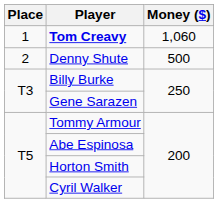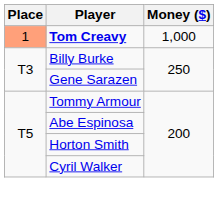(25, 36) no background -> (25, 36) lightsalmon background
(179, 36) 1,060 -> (179, 36) 1,000
- row: (89, 58)
